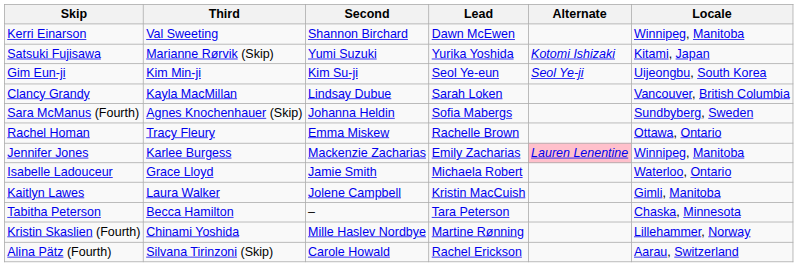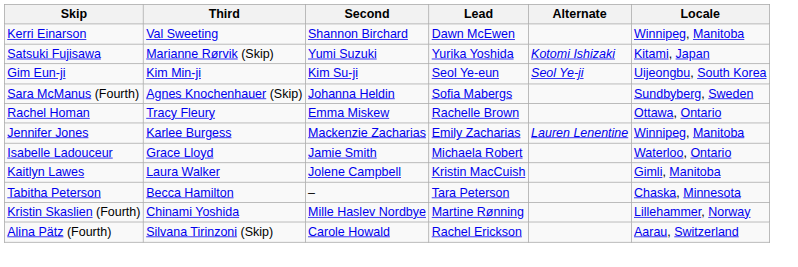- row: (49, 93)
(580, 152) pink background -> (580, 133) no background
